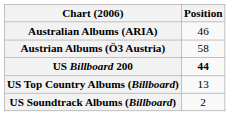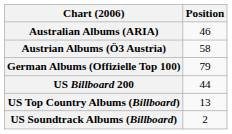+ row: (94, 66)
(203, 66) bold -> (205, 84) normal
